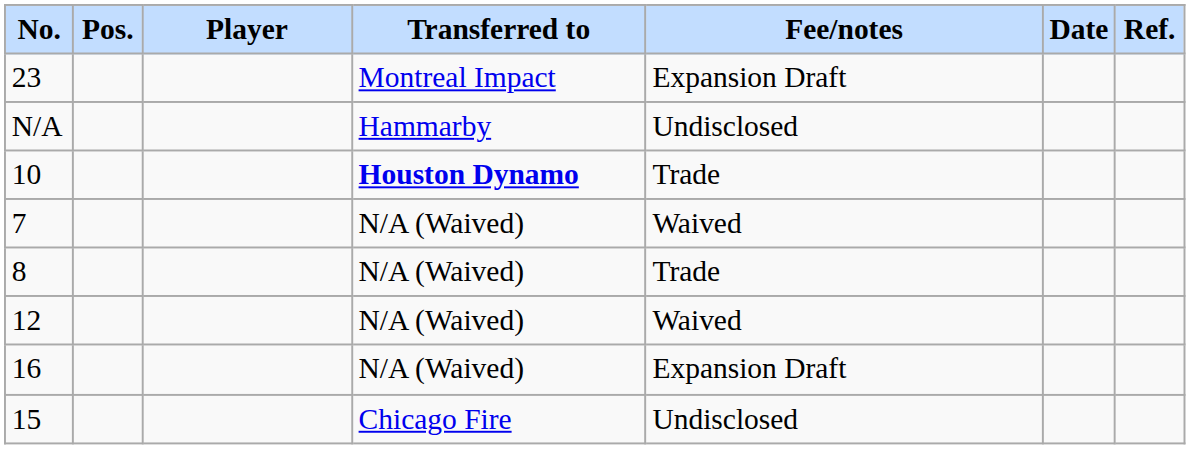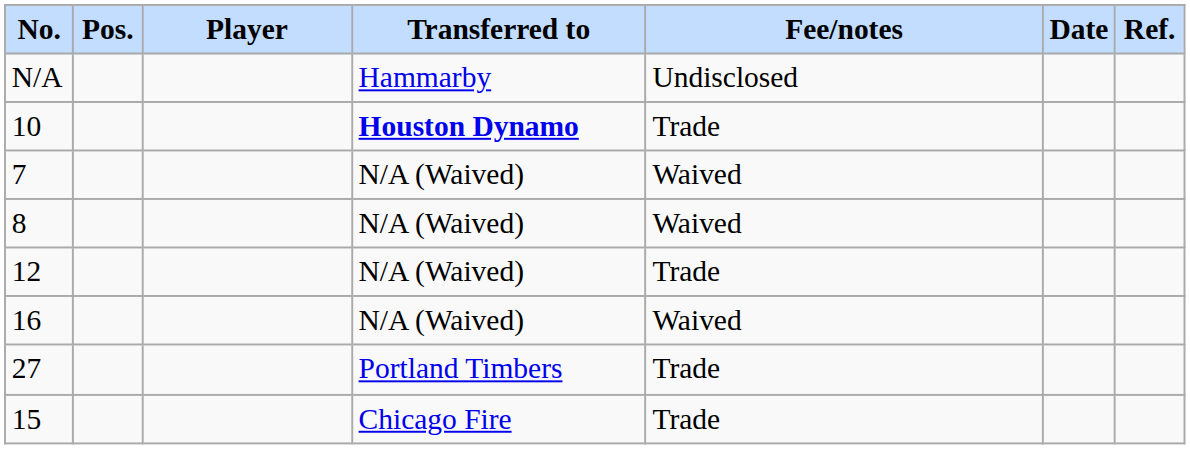- row: (27, 77)
(686, 272) Trade -> (697, 223) Waived
(697, 320) Waived -> (686, 272) Trade
(749, 369) Expansion Draft -> (697, 320) Waived
+ row: (27, 369)
(725, 417) Undisclosed -> (686, 417) Trade
